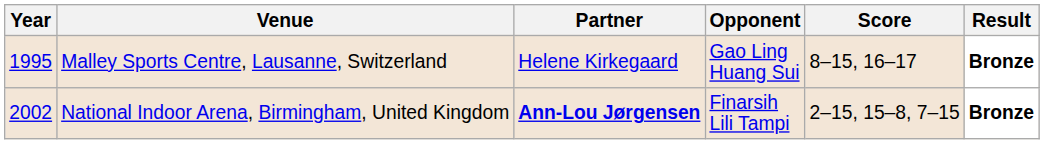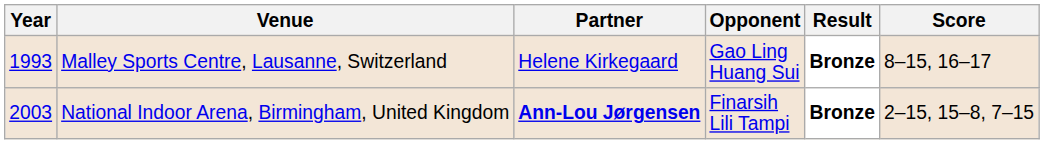columns swapped: (885, 20) <-> (1001, 20)
(31, 62) 1995 -> (31, 62) 1993
(31, 113) 2002 -> (31, 113) 2003
